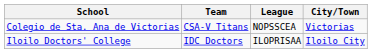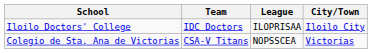rows swapped: (93, 26) <-> (69, 41)
